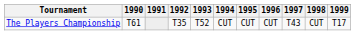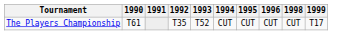- column: (293, 11)
